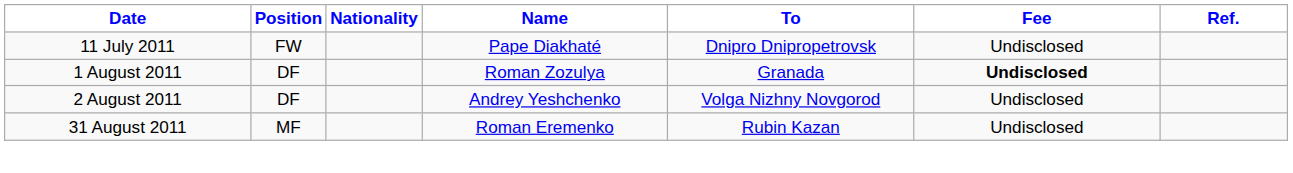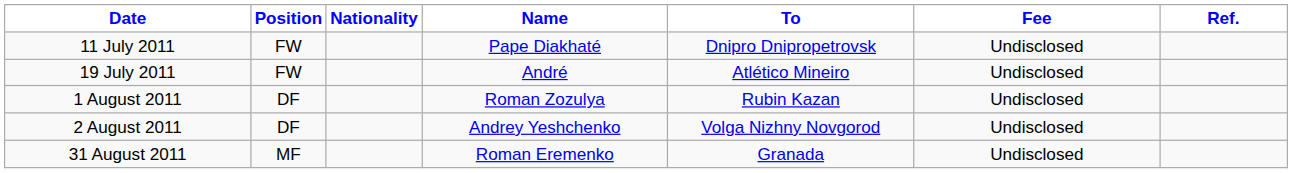+ row: (128, 73)
(791, 73) Granada -> (791, 100) Rubin Kazan
(1037, 73) bold -> (1037, 100) normal
(791, 127) Rubin Kazan -> (791, 154) Granada
